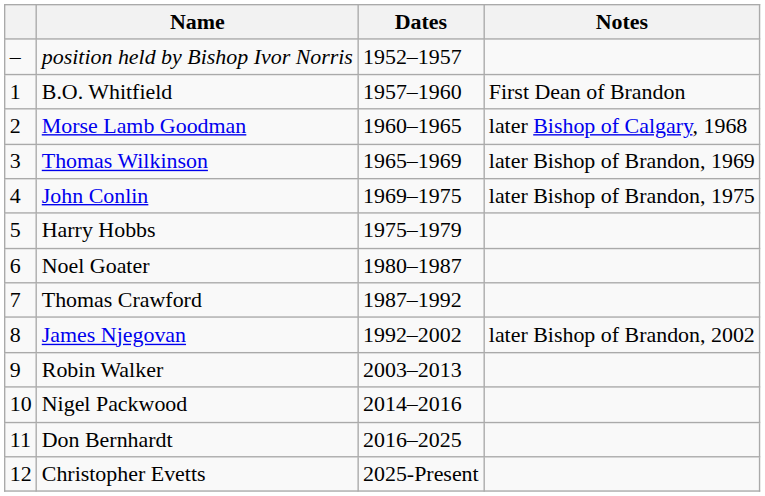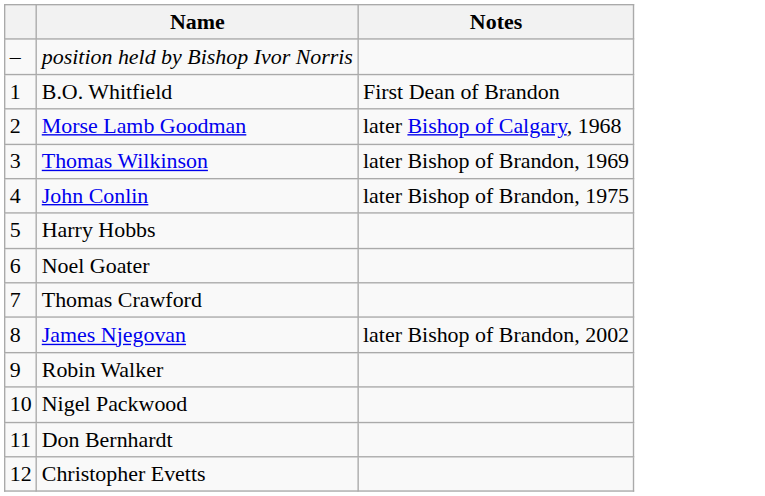- column: (421, 21)
